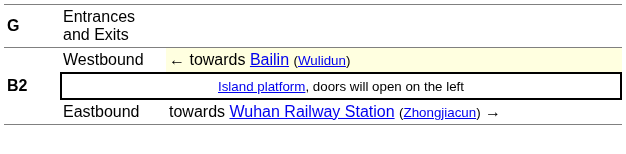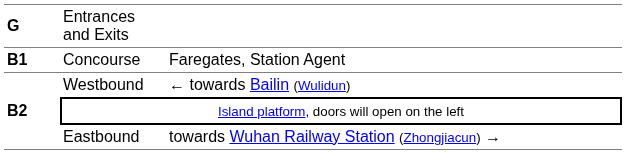+ row: (102, 60)
(260, 60) lightyellow background -> (260, 84) no background
